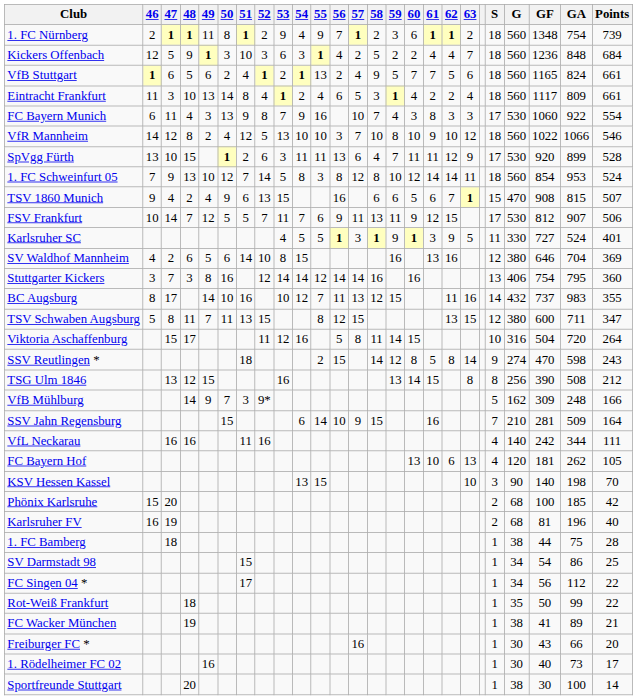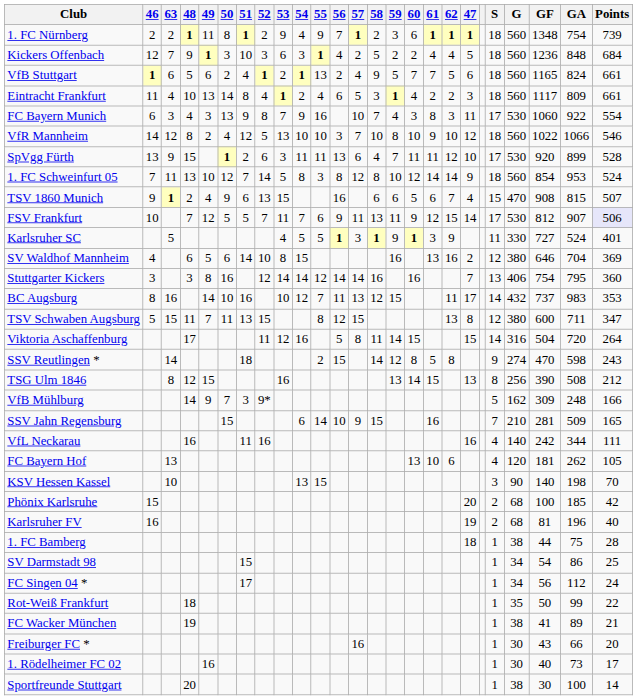columns swapped: (171, 14) <-> (470, 14)
(612, 217) no background -> (612, 217) lavender background
(612, 298) 355 -> (612, 298) 353
(495, 339) 10 -> (495, 339) 14
(612, 420) 164 -> (612, 420) 165
(612, 583) 22 -> (612, 583) 24
